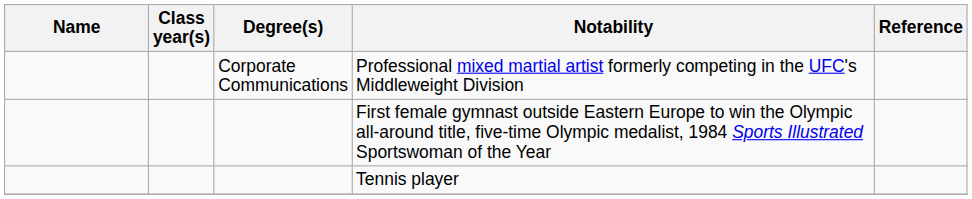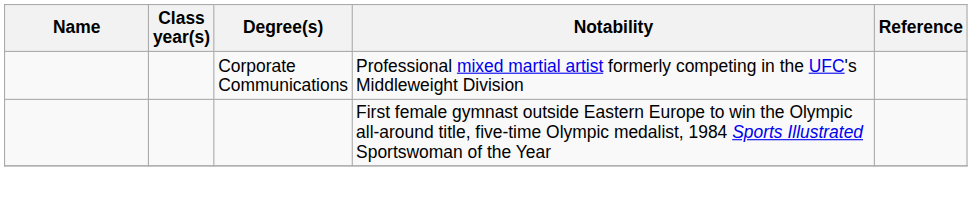- row: (407, 179)
